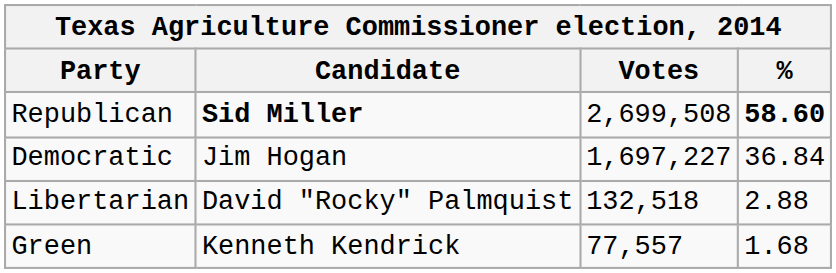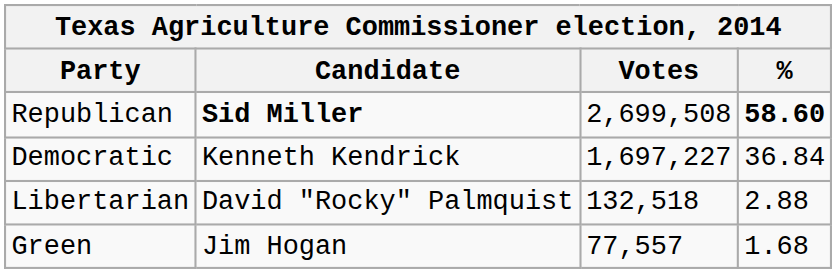(275, 159) Jim Hogan -> (331, 159) Kenneth Kendrick
(331, 246) Kenneth Kendrick -> (275, 246) Jim Hogan
